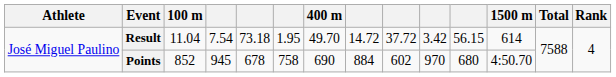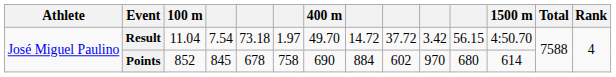(288, 38) 1.95 -> (288, 38) 1.97
(512, 38) 614 -> (512, 38) 4:50.70
(221, 61) 945 -> (221, 61) 845
(512, 61) 4:50.70 -> (512, 61) 614
